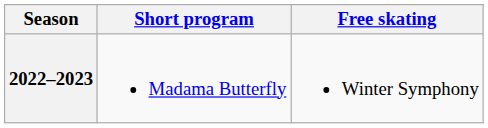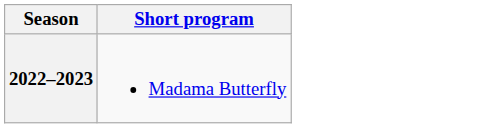- column: (387, 19)
